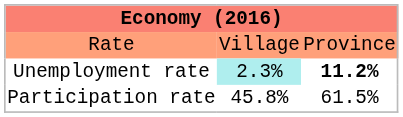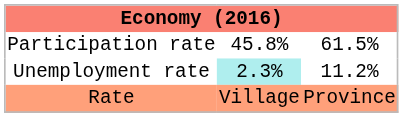rows swapped: (111, 45) <-> (111, 98)
(350, 72) bold -> (350, 72) normal
